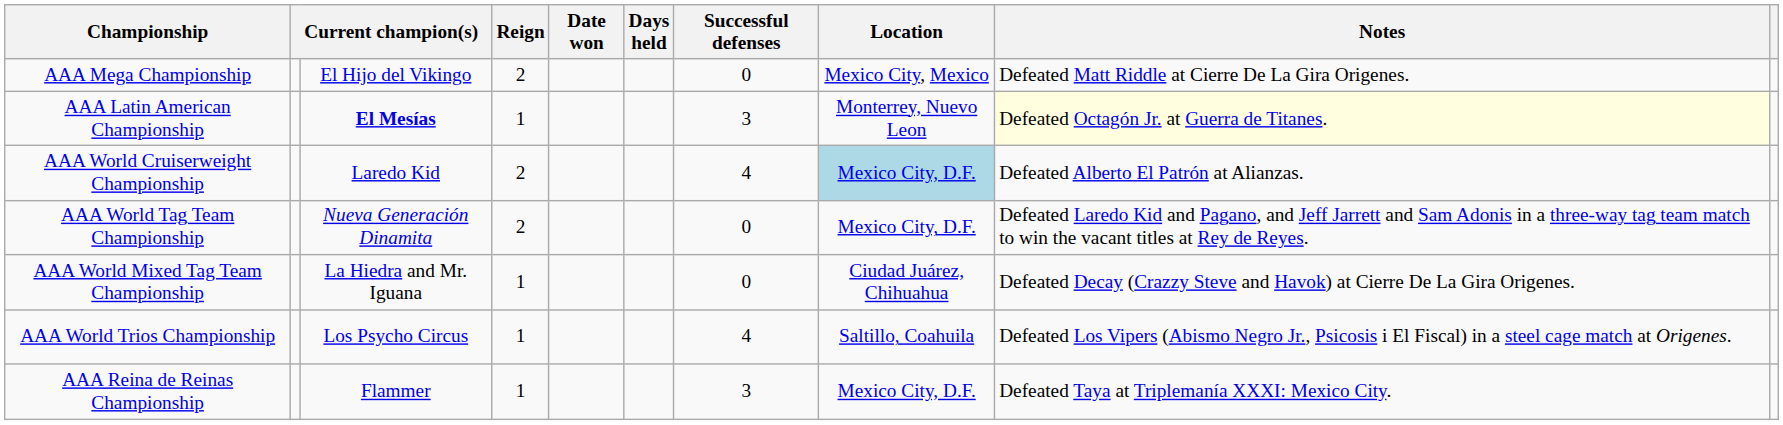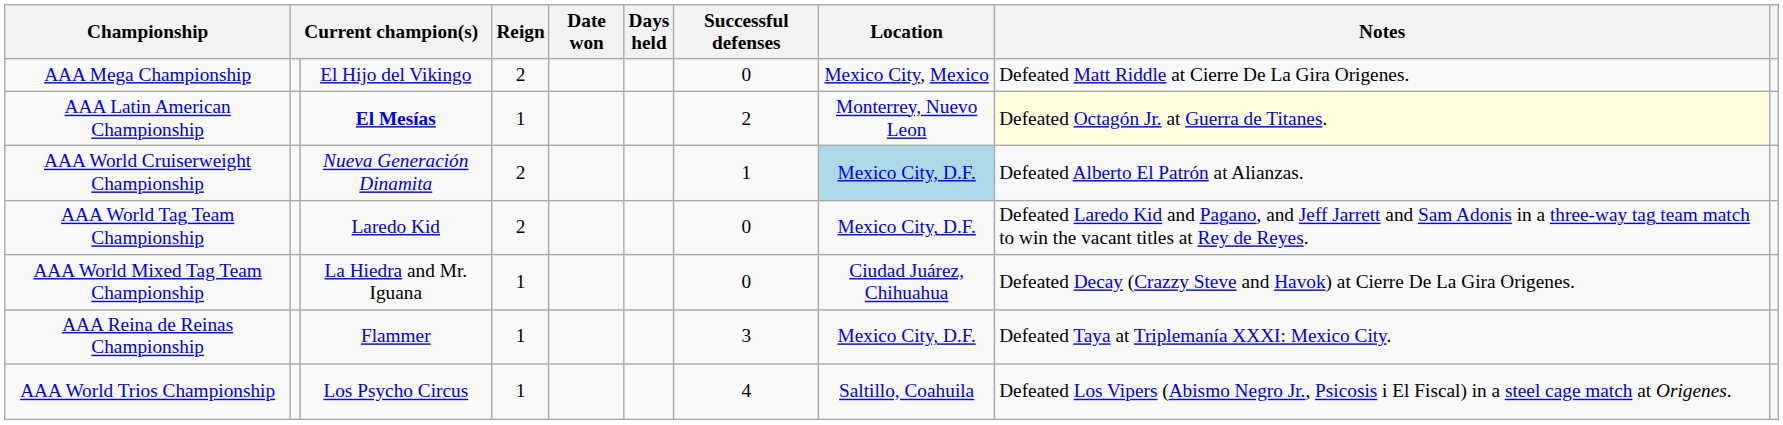(746, 117) 3 -> (746, 117) 2
(396, 172) Laredo Kid -> (396, 172) Nueva Generación Dinamita
(746, 172) 4 -> (746, 172) 1
(396, 226) Nueva Generación Dinamita -> (396, 226) Laredo Kid
rows swapped: (148, 336) <-> (148, 390)
